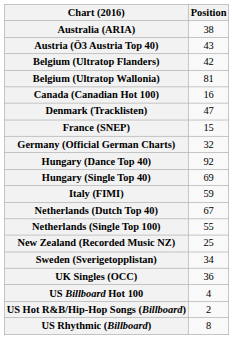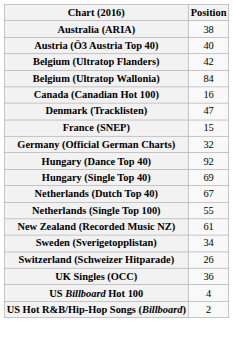(209, 45) 43 -> (209, 45) 40
(209, 78) 81 -> (209, 78) 84
- row: (96, 194)
(209, 243) 25 -> (209, 227) 61
+ row: (96, 260)
- row: (96, 326)
